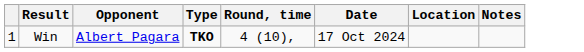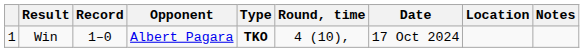+ column: (100, 15)
